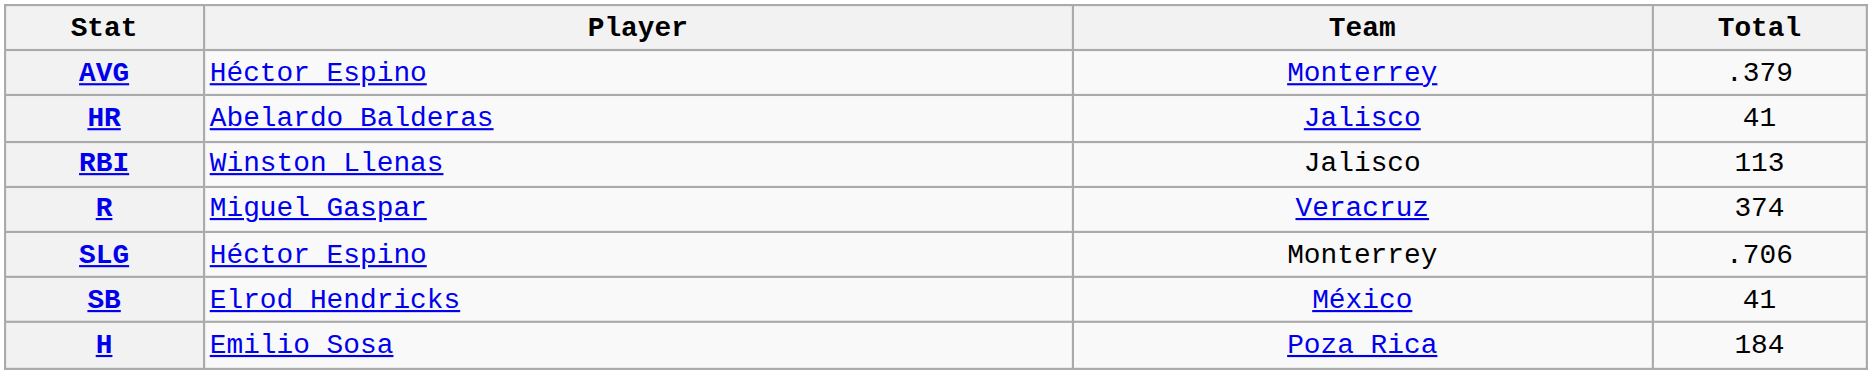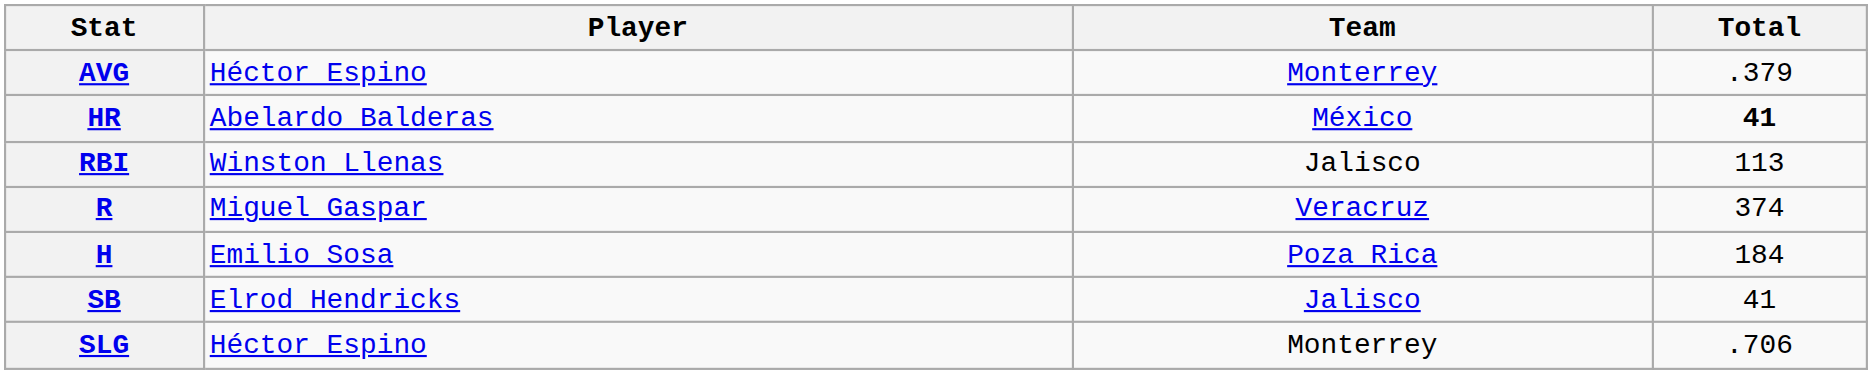(1362, 118) Jalisco -> (1362, 118) México
(1759, 118) normal -> (1759, 118) bold
rows swapped: (104, 345) <-> (104, 254)
(1362, 300) México -> (1362, 300) Jalisco
